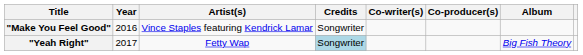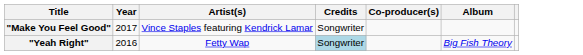- column: (396, 12)
(126, 27) 2016 -> (126, 27) 2017
(126, 43) 2017 -> (126, 43) 2016
